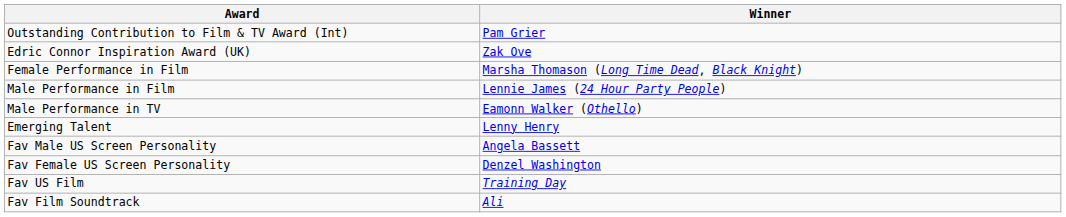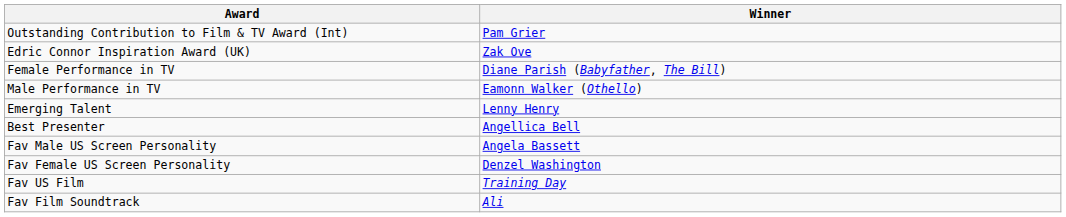- row: (98, 70)
- row: (91, 89)
+ row: (91, 70)
+ row: (56, 127)
